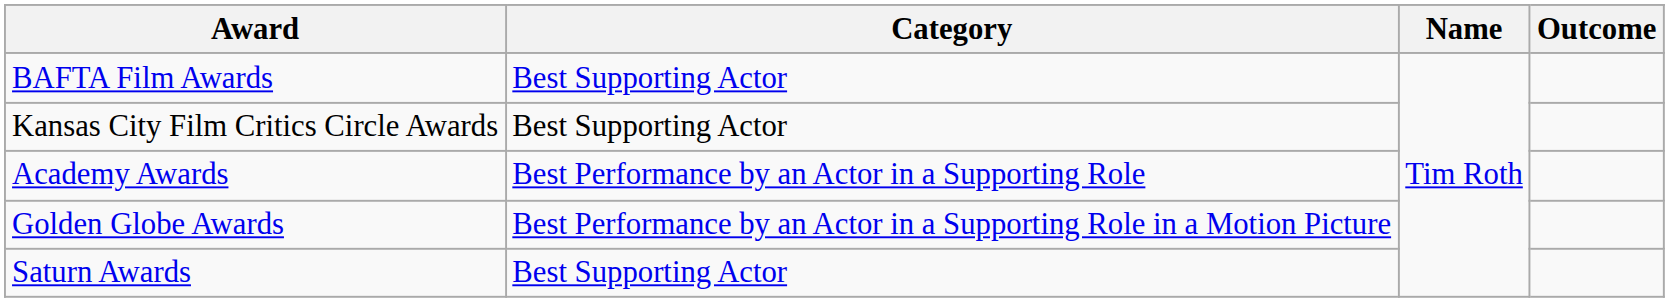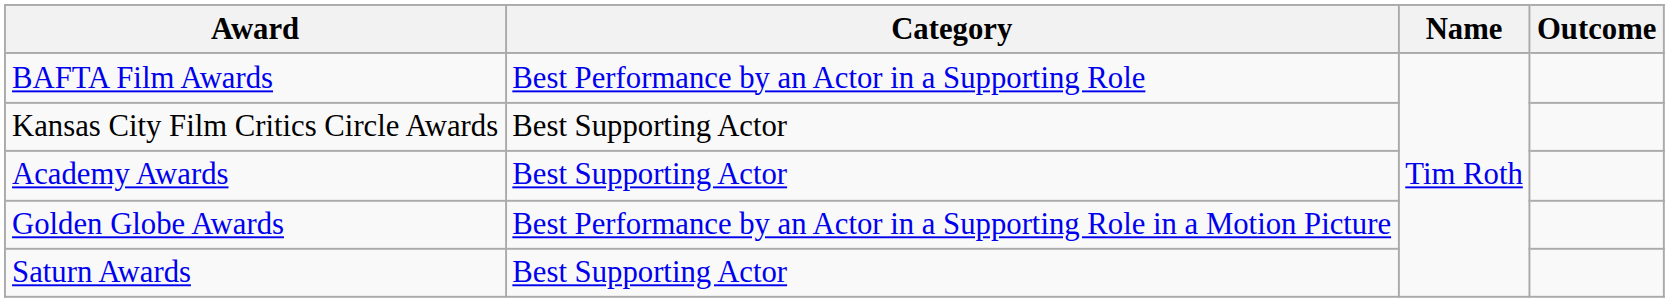(650, 77) Best Supporting Actor -> (829, 77) Best Performance by an Actor in a Supporting Role
(829, 175) Best Performance by an Actor in a Supporting Role -> (650, 175) Best Supporting Actor
